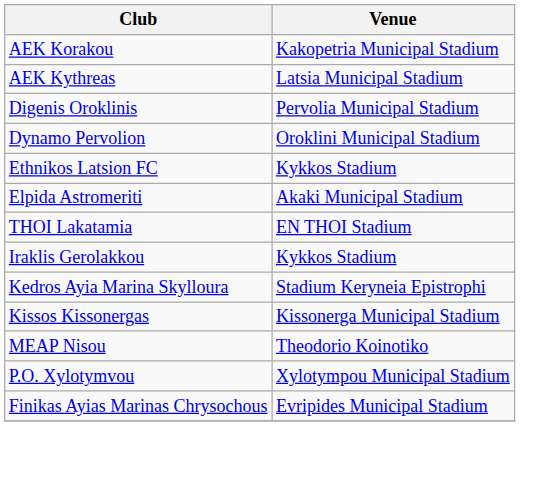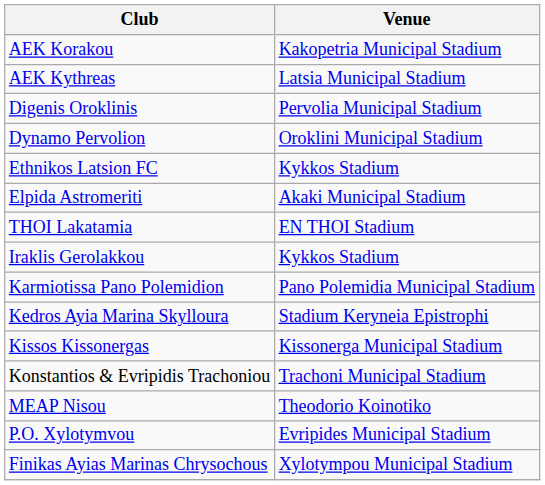+ row: (116, 286)
+ row: (140, 375)
(393, 375) Xylotympou Municipal Stadium -> (385, 435) Evripides Municipal Stadium
(382, 405) Evripides Municipal Stadium -> (396, 465) Xylotympou Municipal Stadium
